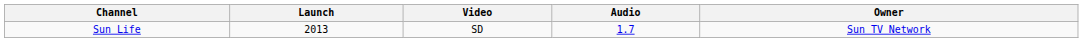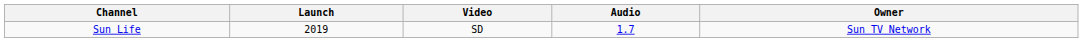(316, 29) 2013 -> (316, 29) 2019
